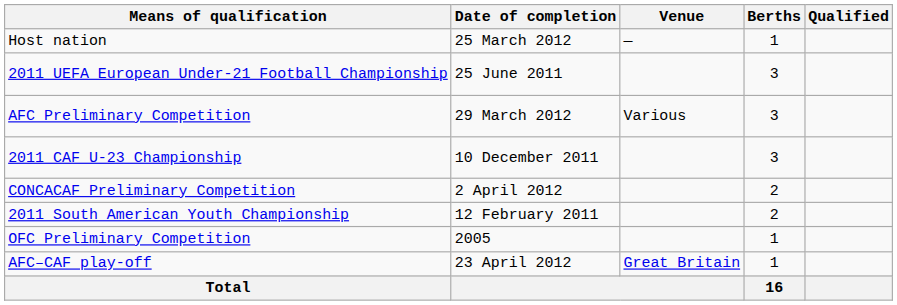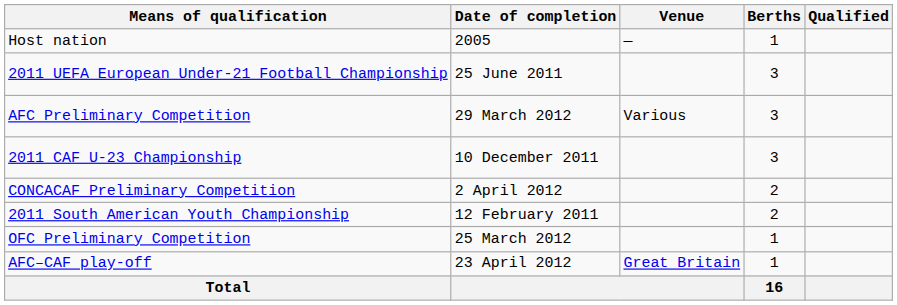(513, 41) 25 March 2012 -> (473, 41) 2005
(473, 239) 2005 -> (513, 239) 25 March 2012
